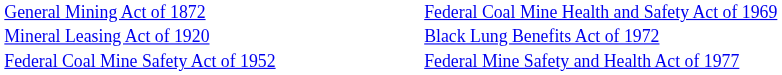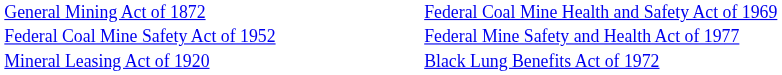rows swapped: (107, 36) <-> (140, 61)
